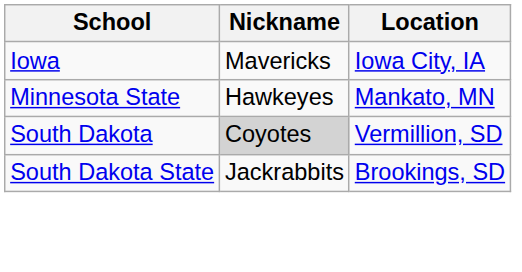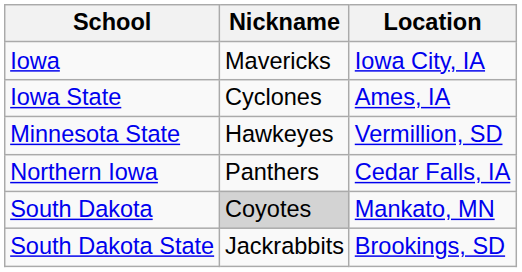+ row: (66, 97)
(425, 97) Mankato, MN -> (429, 135) Vermillion, SD
+ row: (84, 172)
(429, 135) Vermillion, SD -> (425, 209) Mankato, MN
